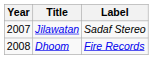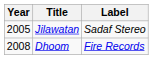(19, 29) 2007 -> (19, 29) 2005
